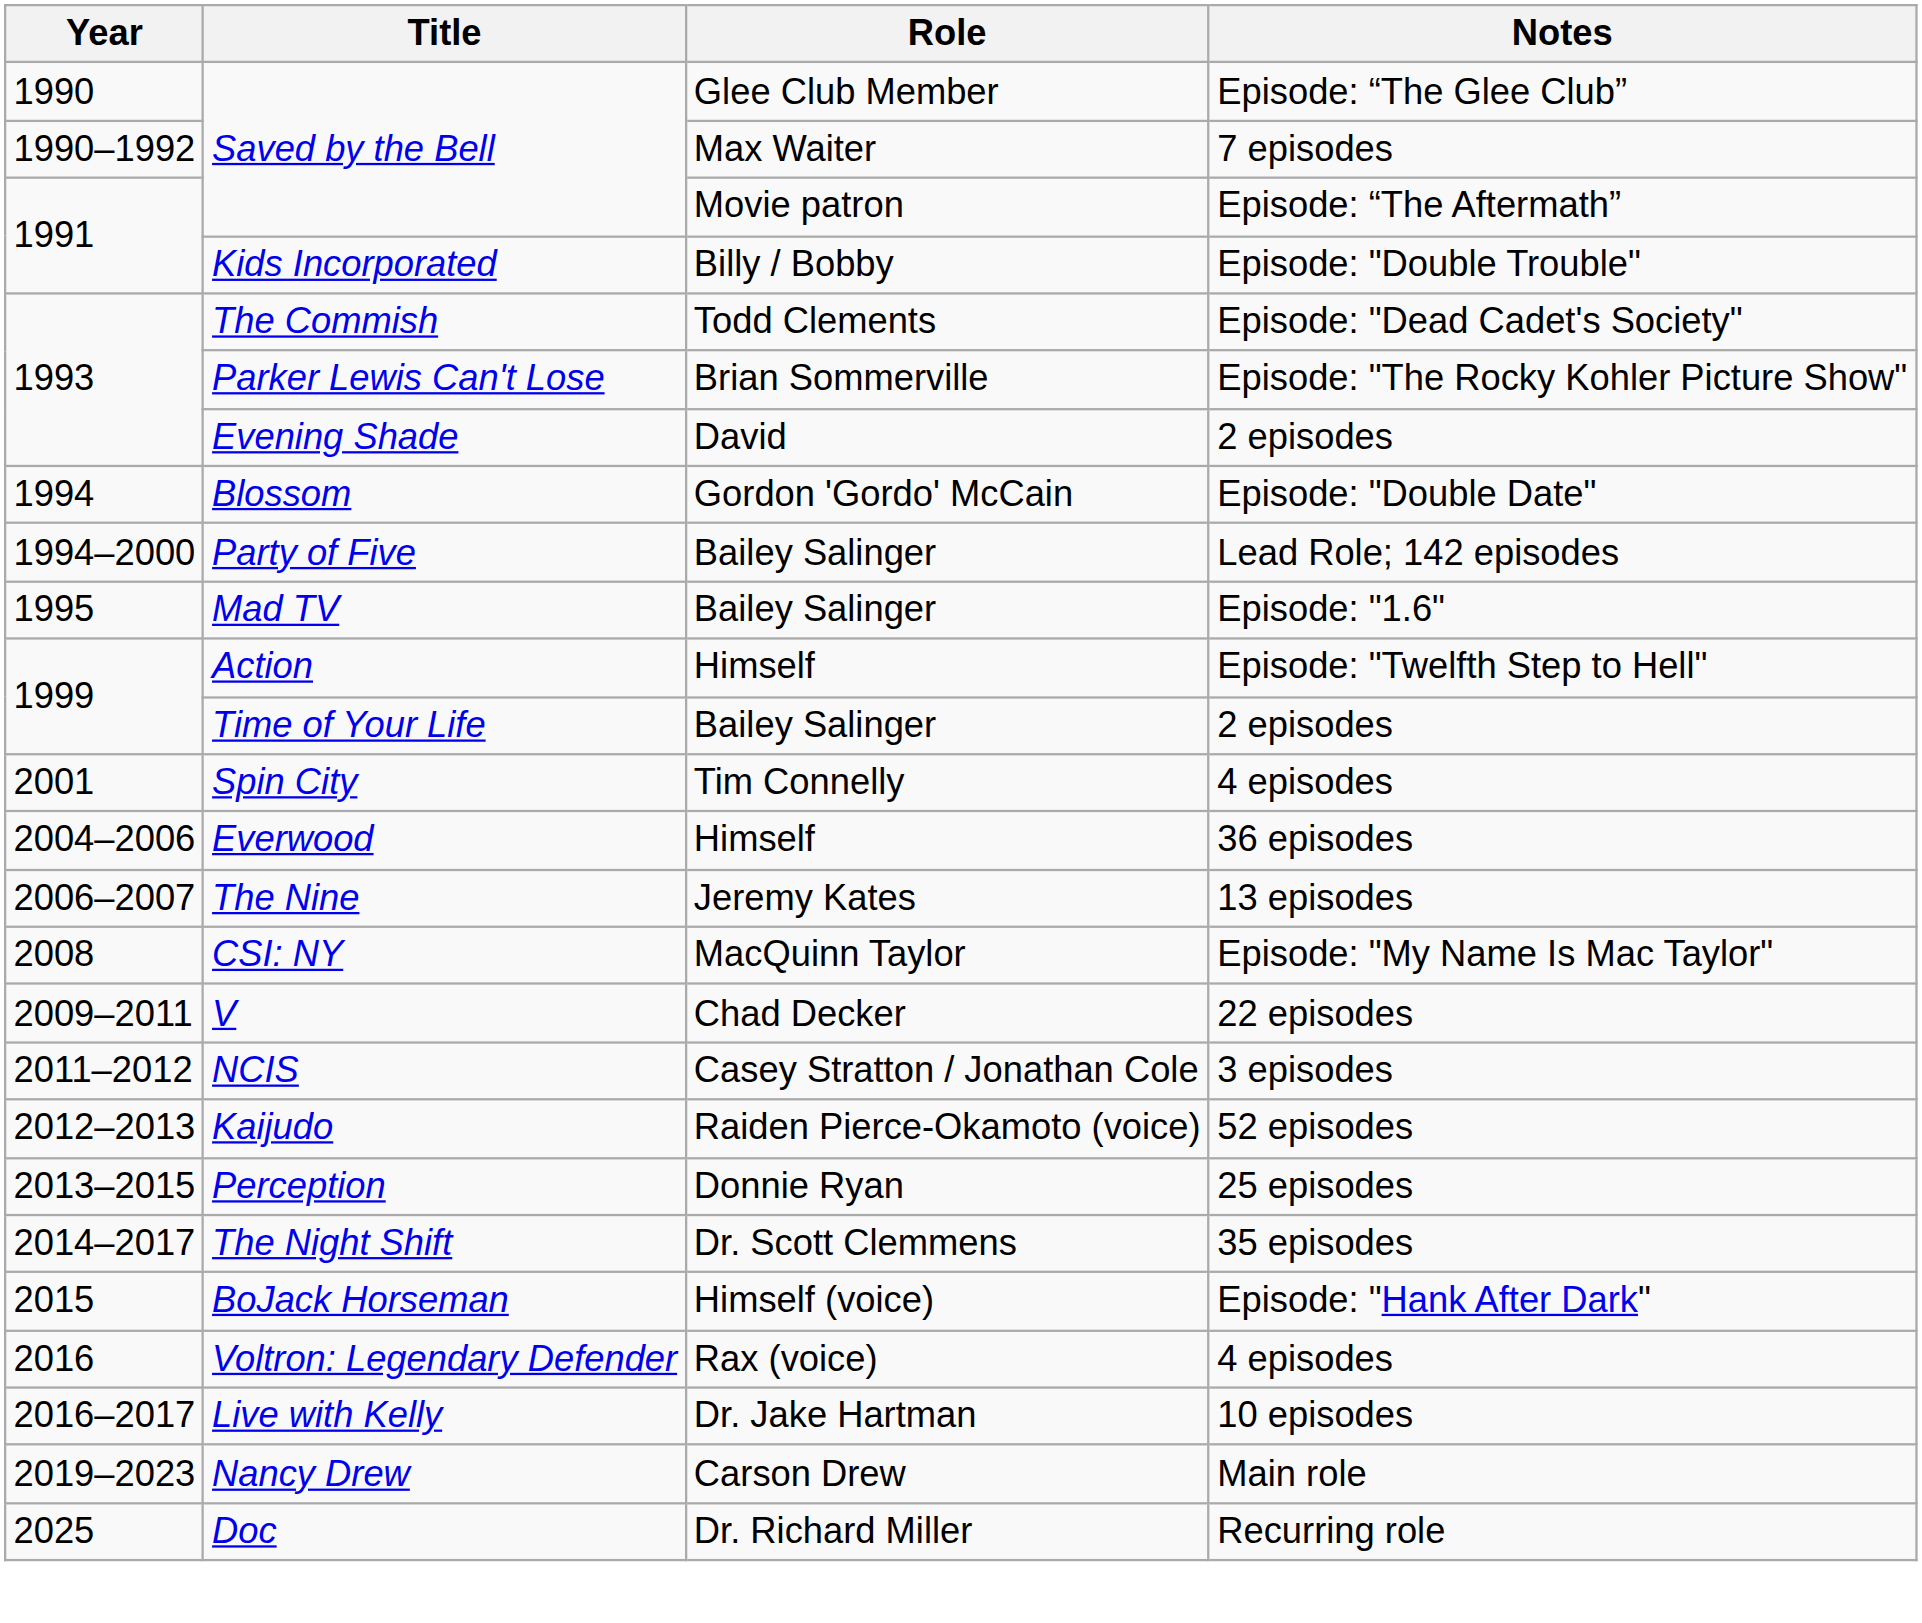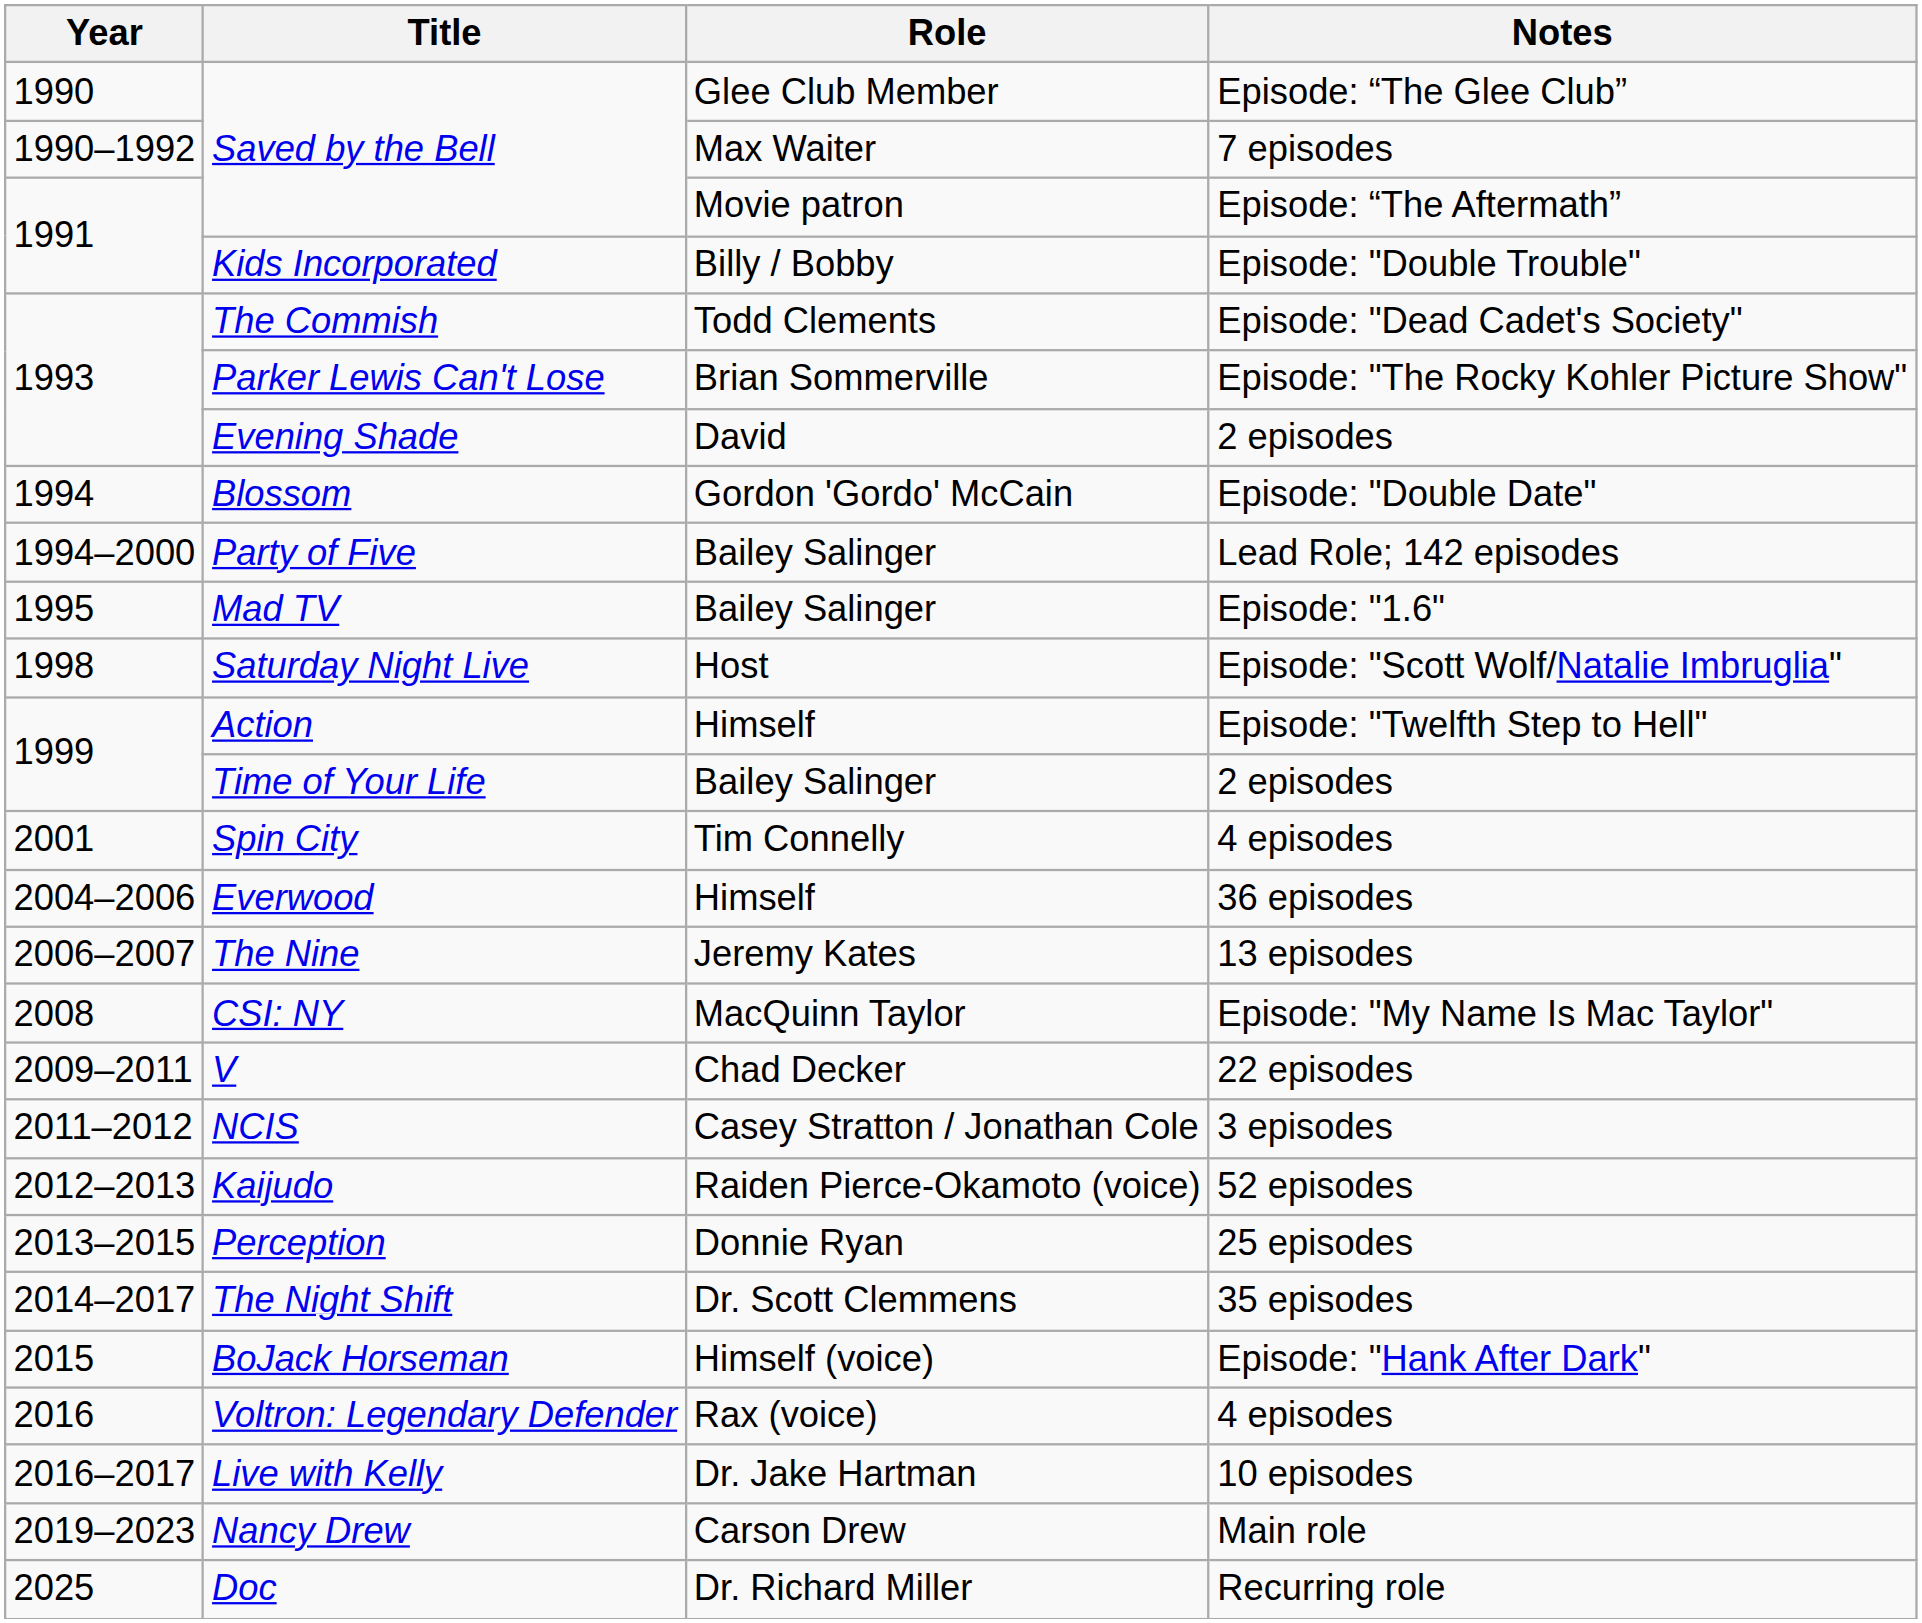+ row: (371, 666)
